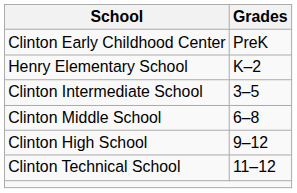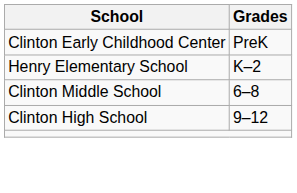- row: (105, 92)
- row: (94, 167)
